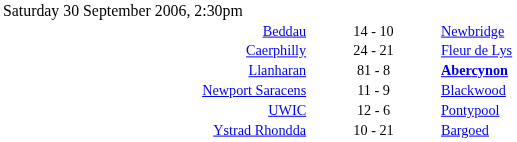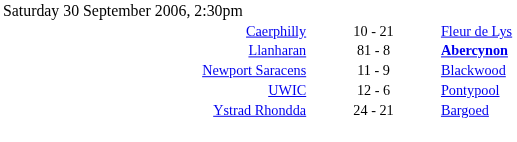- row: (284, 31)
(374, 50) 24 - 21 -> (374, 31) 10 - 21
(374, 130) 10 - 21 -> (374, 110) 24 - 21
